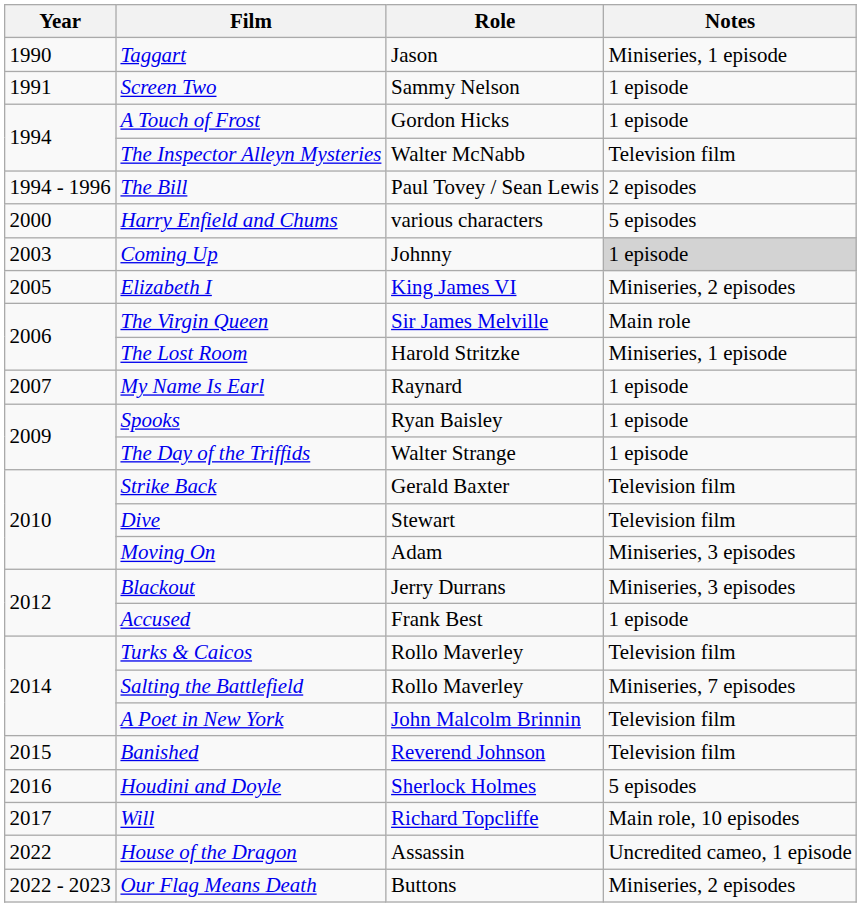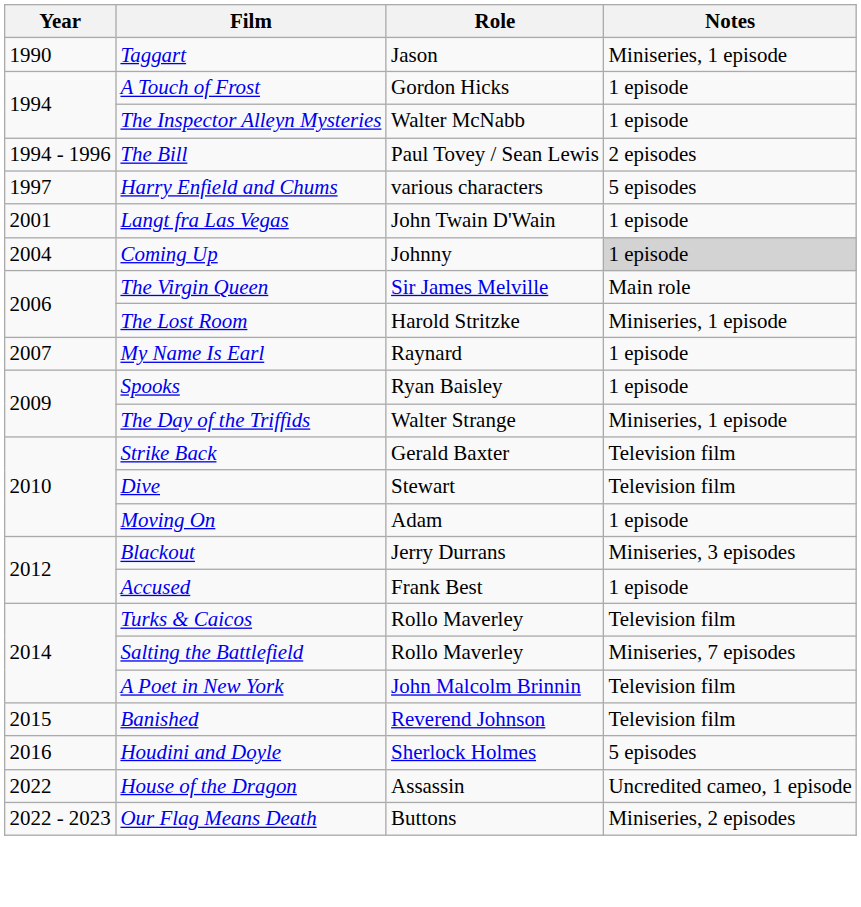- row: (168, 87)
(672, 154) Television film -> (648, 120) 1 episode
(30, 220) 2000 -> (30, 187) 1997
+ row: (205, 220)
(30, 253) 2003 -> (30, 253) 2004
- row: (166, 287)
(648, 453) 1 episode -> (698, 420) Miniseries, 1 episode
(702, 552) Miniseries, 3 episodes -> (648, 519) 1 episode
- row: (137, 818)
